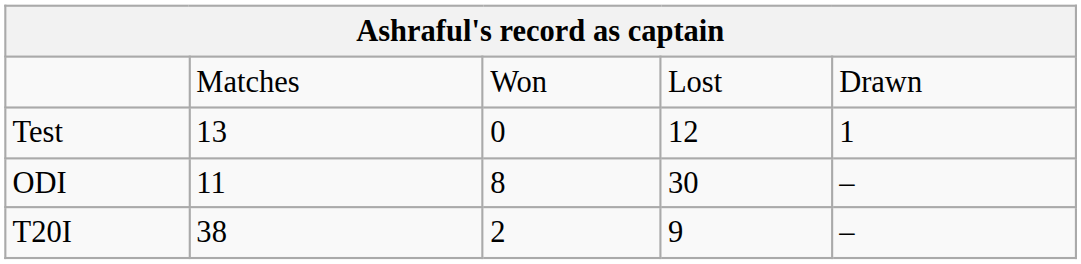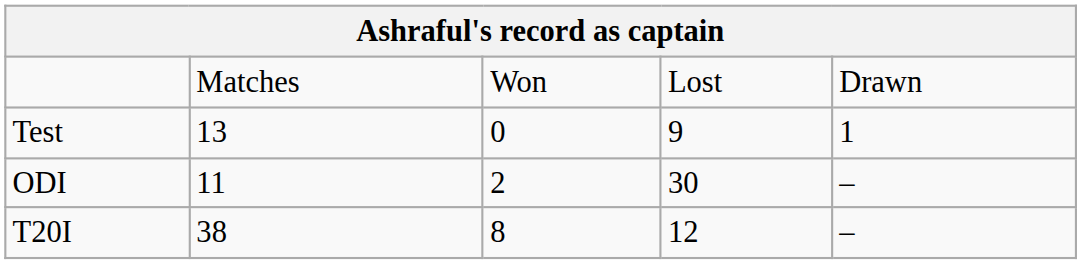(683, 131) 12 -> (676, 131) 9
(498, 182) 8 -> (498, 182) 2
(498, 232) 2 -> (498, 232) 8
(676, 232) 9 -> (683, 232) 12
